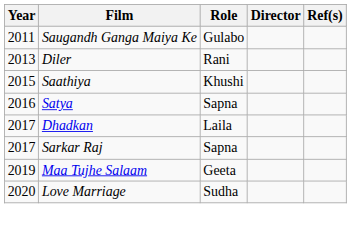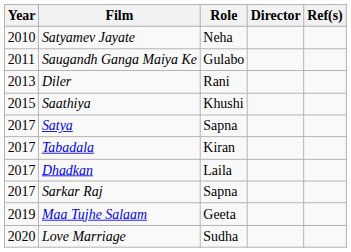+ row: (88, 37)
(22, 103) 2016 -> (22, 125) 2017
+ row: (68, 147)
